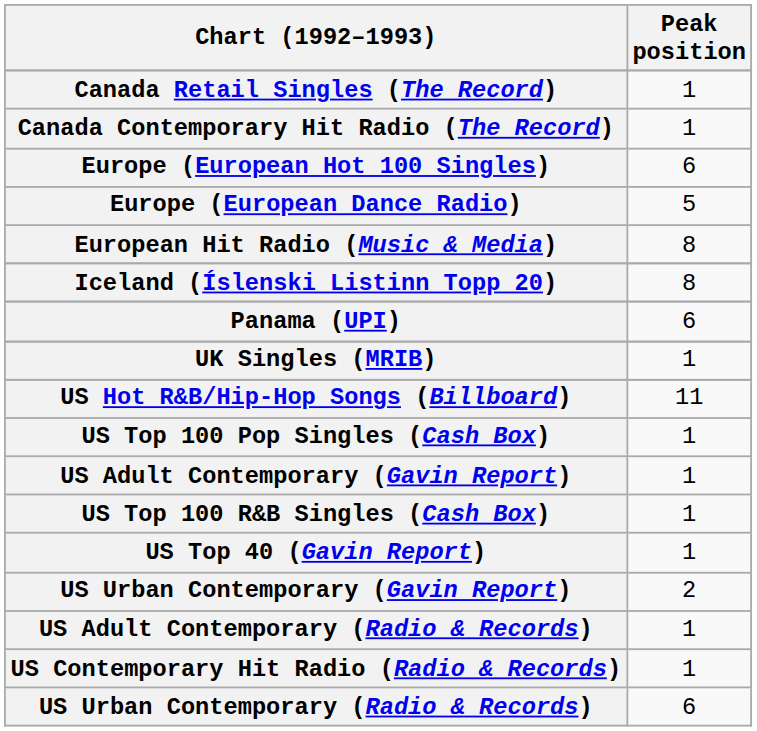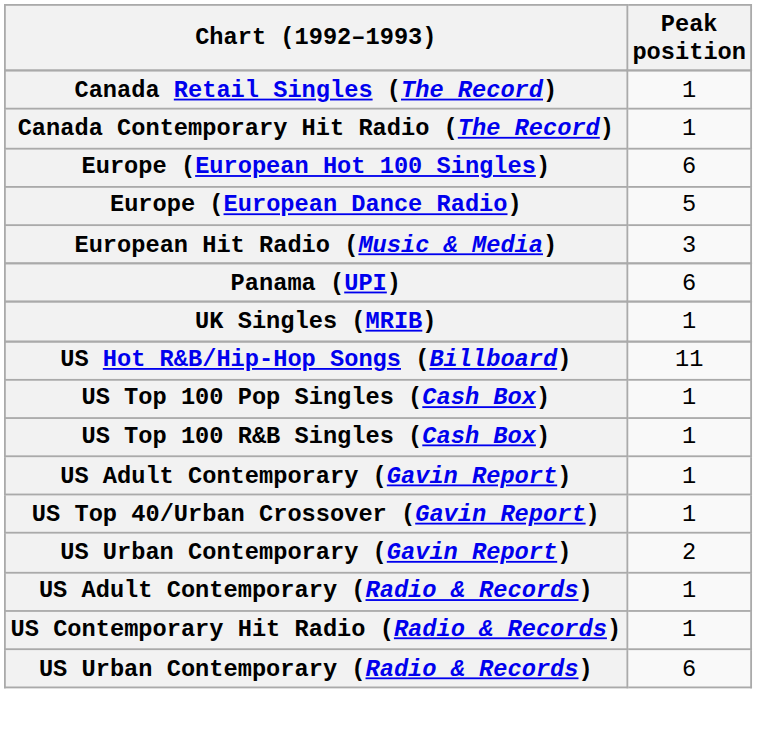(689, 244) 8 -> (689, 244) 3
- row: (316, 283)
rows swapped: (316, 514) <-> (316, 476)
- row: (316, 553)
+ row: (316, 514)
